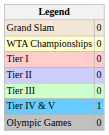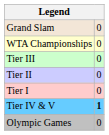rows swapped: (18, 59) <-> (21, 91)
(99, 106) normal -> (99, 106) bold
